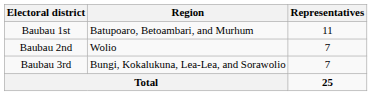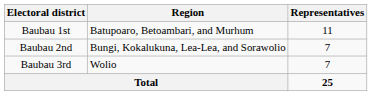(103, 47) Wolio -> (188, 47) Bungi, Kokalukuna, Lea-Lea, and Sorawolio
(188, 64) Bungi, Kokalukuna, Lea-Lea, and Sorawolio -> (103, 64) Wolio
